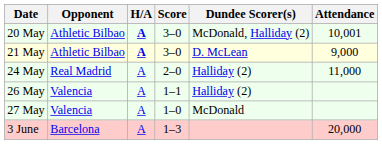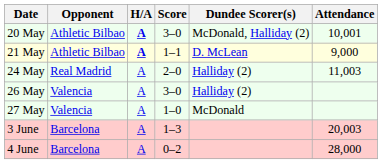(172, 52) 3–0 -> (172, 52) 1–1
(345, 71) 11,000 -> (345, 71) 11,003
(172, 91) 1–1 -> (172, 91) 3–0
(345, 129) 20,000 -> (345, 129) 20,003
+ row: (23, 149)
